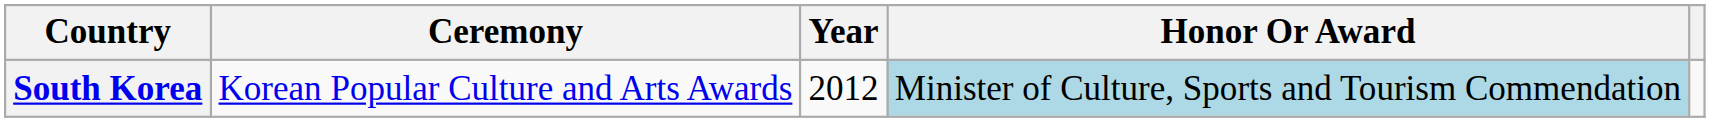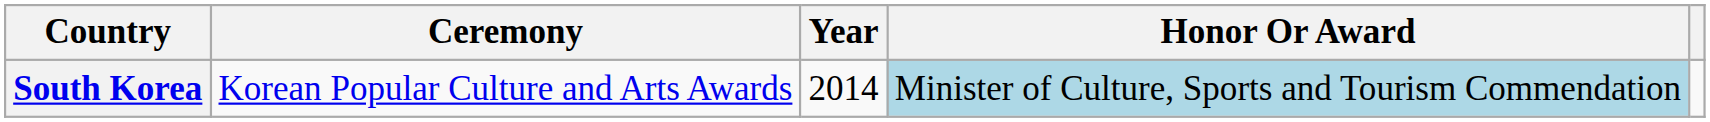(844, 87) 2012 -> (844, 87) 2014
